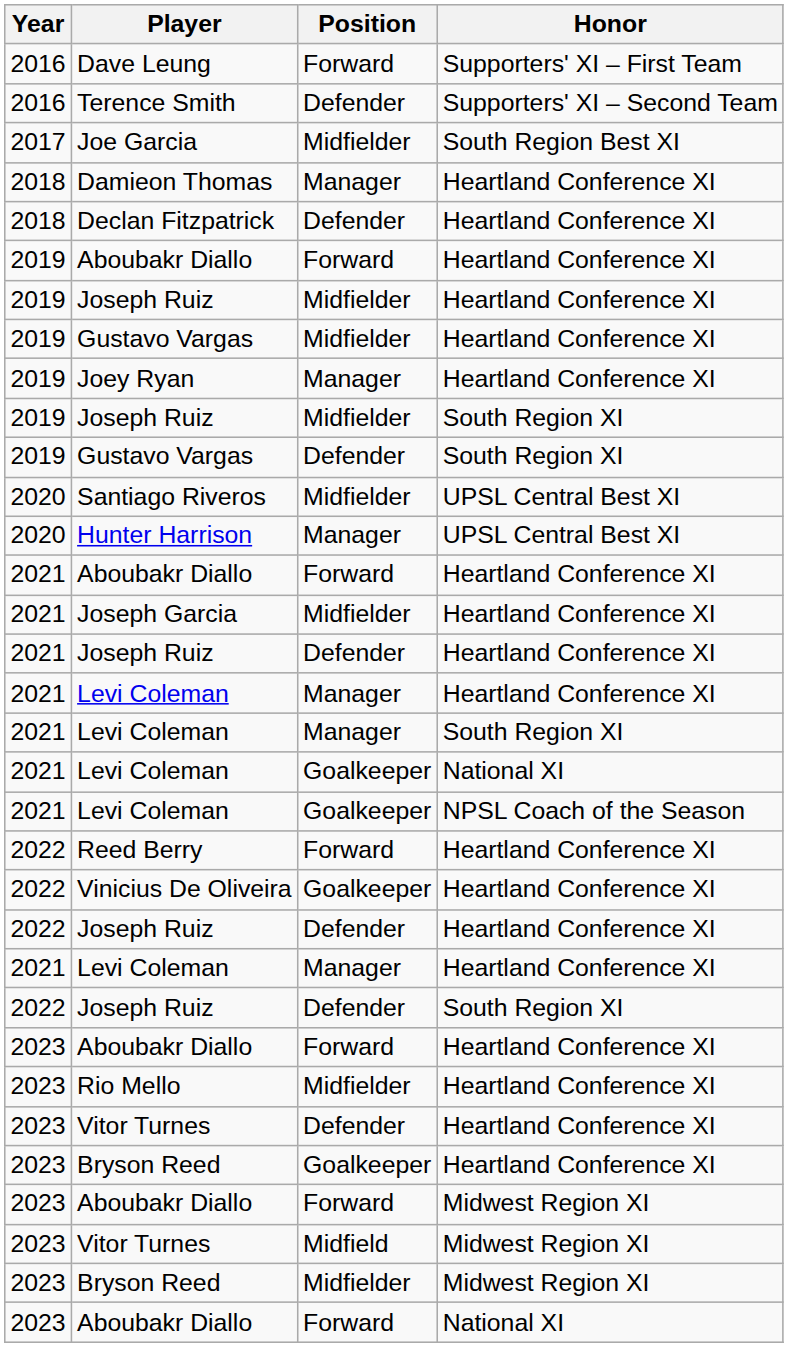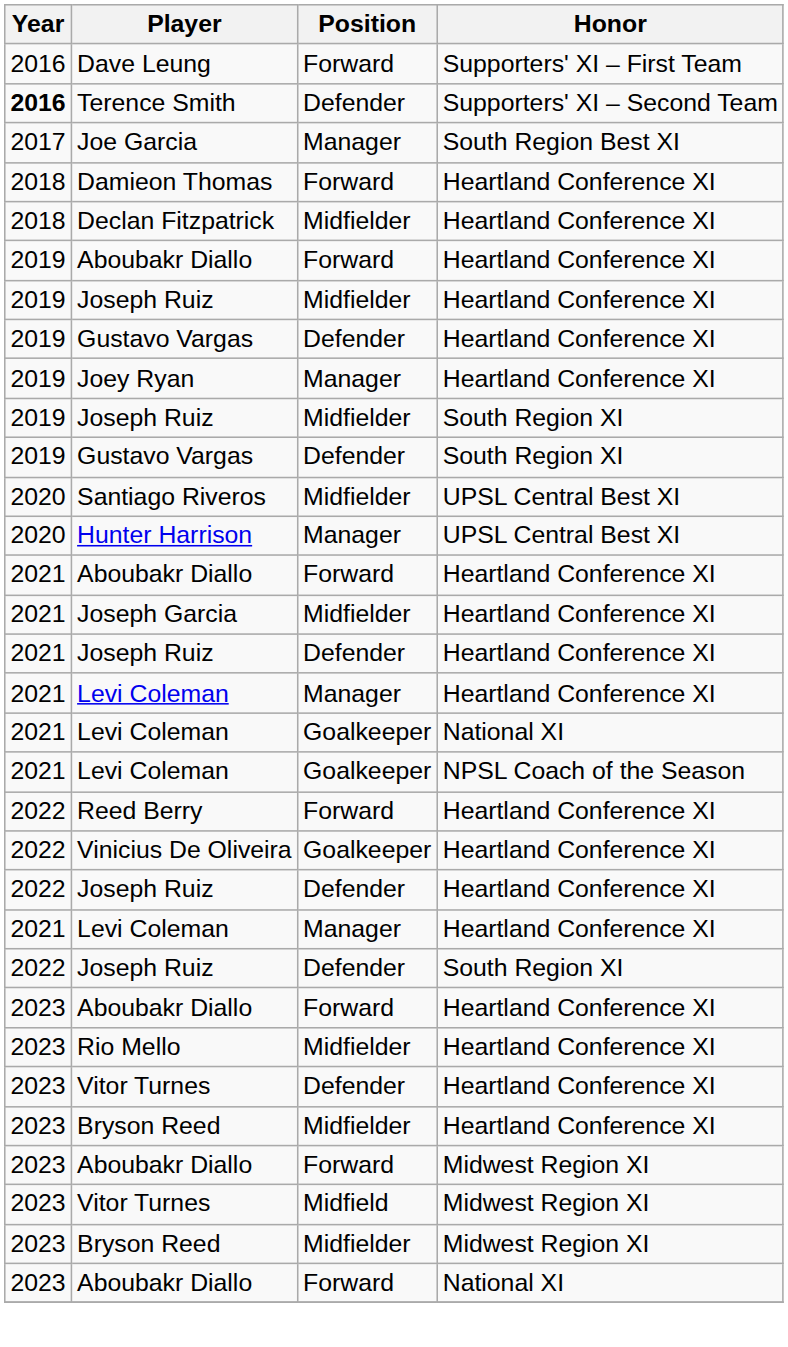(38, 102) normal -> (38, 102) bold
(357, 142) Midfielder -> (352, 142) Manager
(352, 181) Manager -> (349, 181) Forward
(354, 220) Defender -> (357, 220) Midfielder
(357, 338) Midfielder -> (354, 338) Defender
- row: (153, 732)
(367, 1164) Goalkeeper -> (357, 1125) Midfielder
